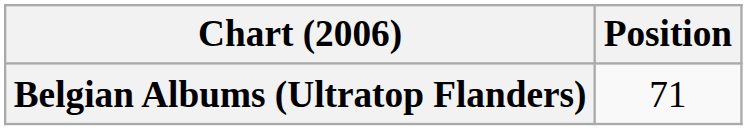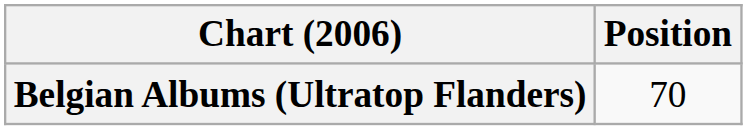(668, 93) 71 -> (668, 93) 70
